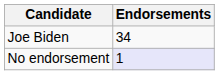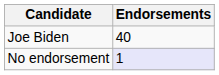(123, 37) 34 -> (123, 37) 40
